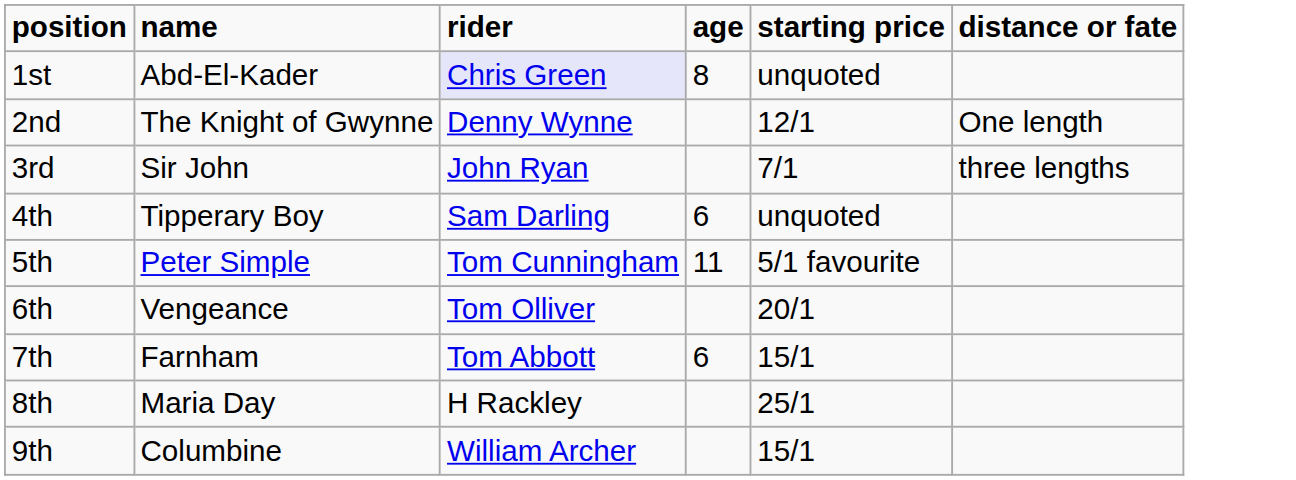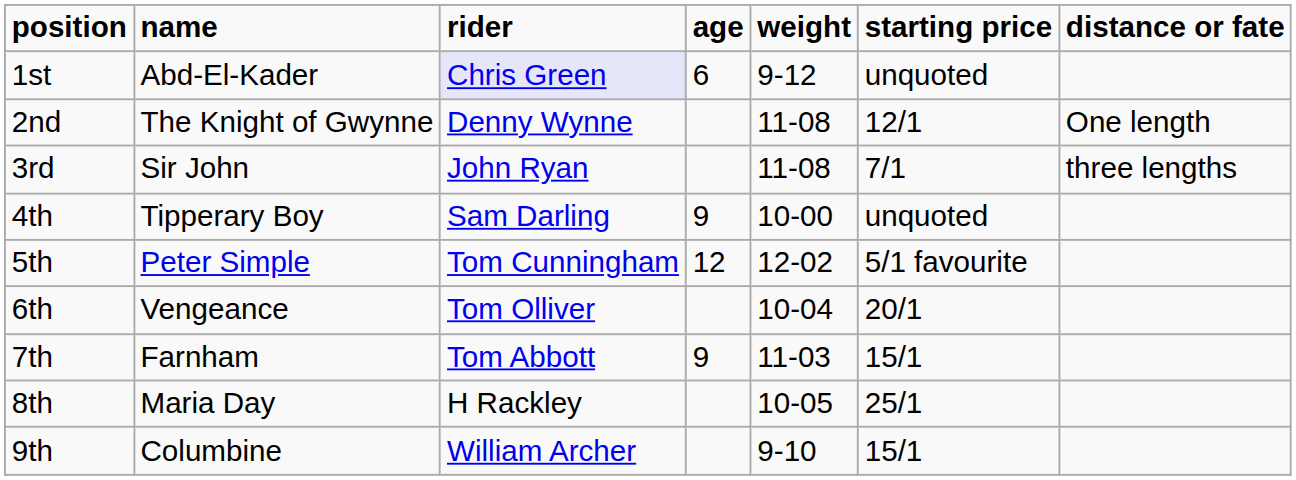+ column: (804, 27)
(701, 74) 8 -> (701, 74) 6
(701, 215) 6 -> (701, 215) 9
(708, 262) 11 -> (709, 262) 12
(701, 356) 6 -> (701, 356) 9
